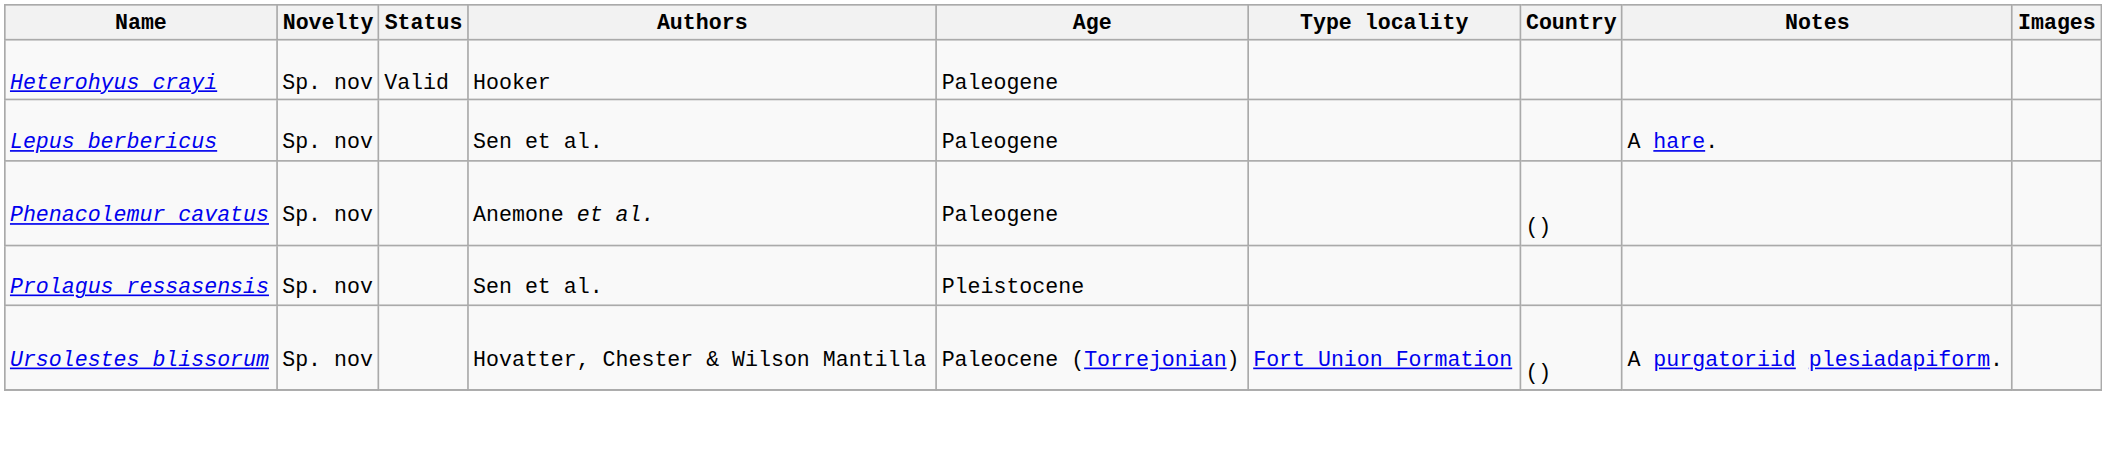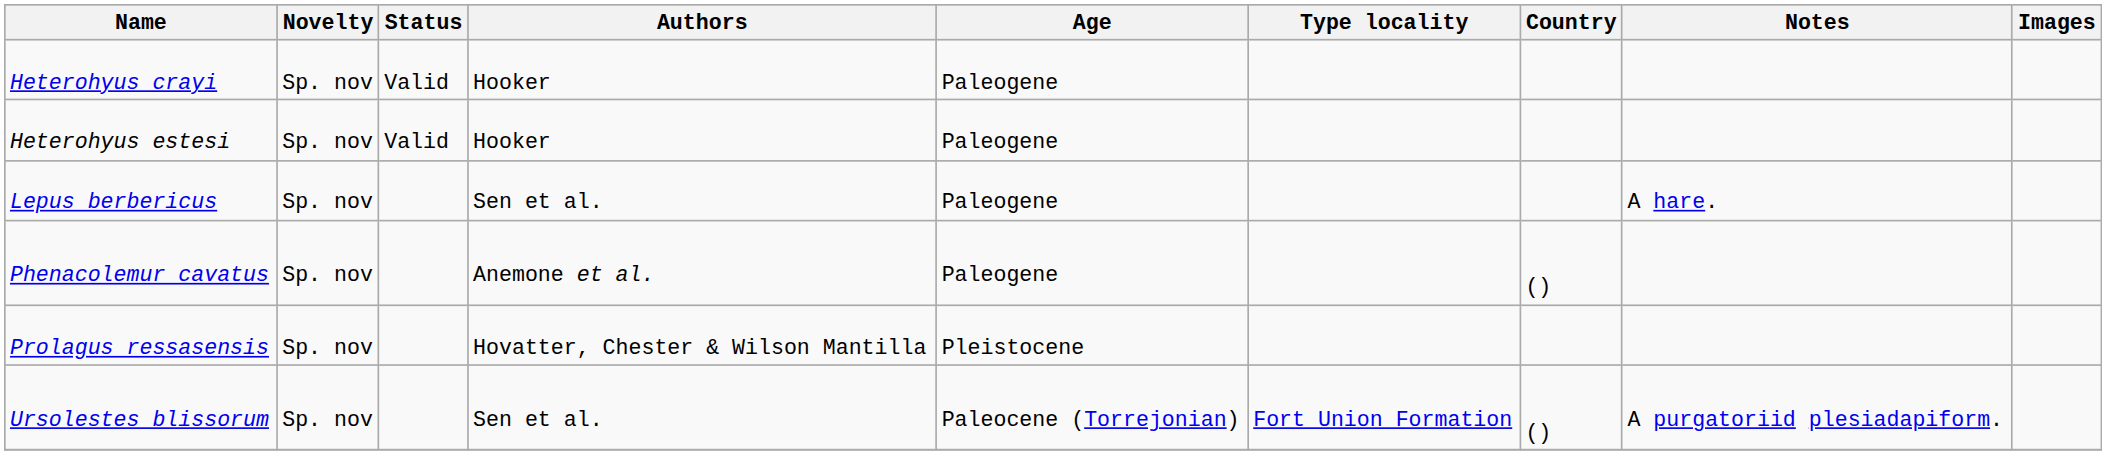+ row: (120, 143)
(538, 288) Sen et al. -> (700, 348) Hovatter, Chester & Wilson Mantilla
(700, 360) Hovatter, Chester & Wilson Mantilla -> (538, 420) Sen et al.
